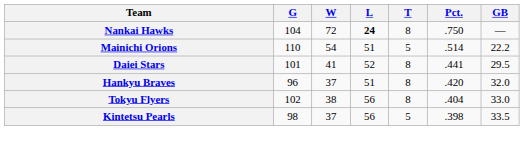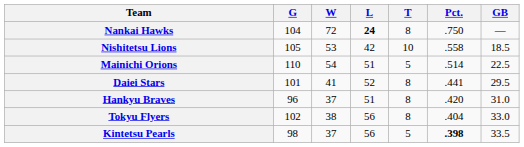+ row: (139, 47)
(500, 47) 22.2 -> (500, 64) 22.5
(500, 82) 32.0 -> (500, 99) 31.0
(454, 116) normal -> (454, 133) bold
